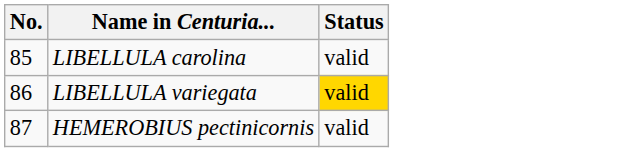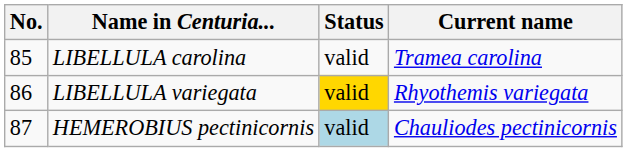+ column: (505, 22)
(347, 127) no background -> (347, 127) lightblue background
